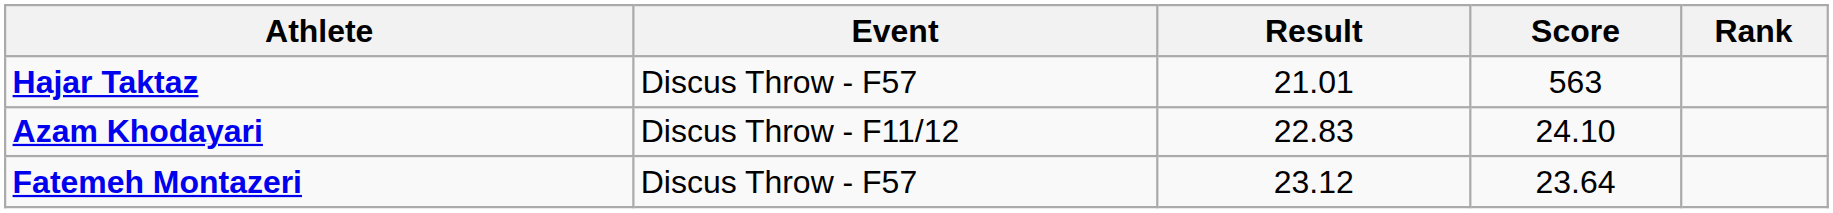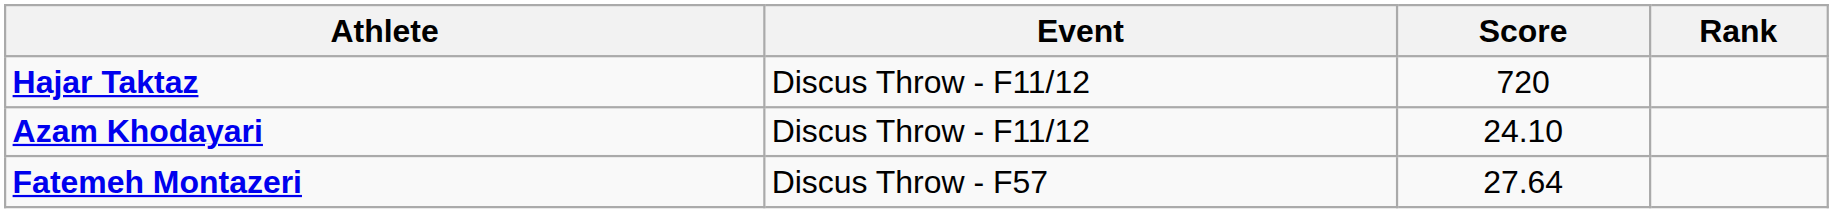- column: (1314, 31)
(779, 81) Discus Throw - F57 -> (931, 81) Discus Throw - F11/12
(1575, 81) 563 -> (1523, 81) 720
(1575, 182) 23.64 -> (1523, 182) 27.64
